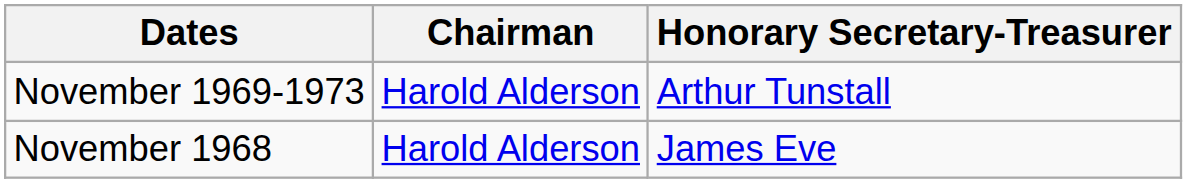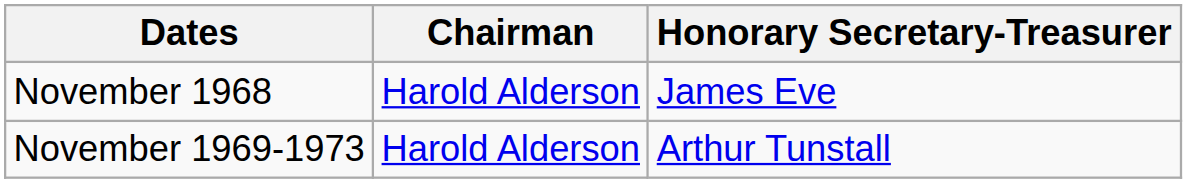rows swapped: (143, 148) <-> (189, 90)
